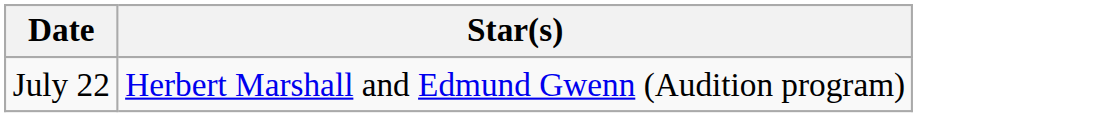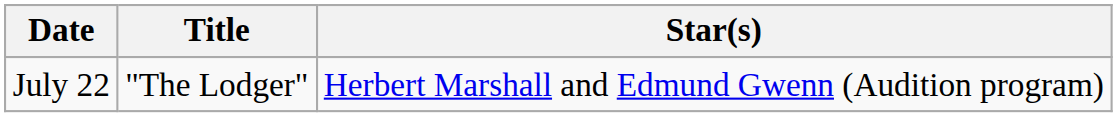+ column: (217, 30)
